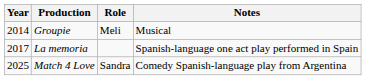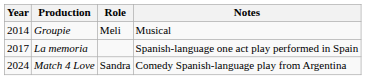(18, 65) 2025 -> (18, 65) 2024
